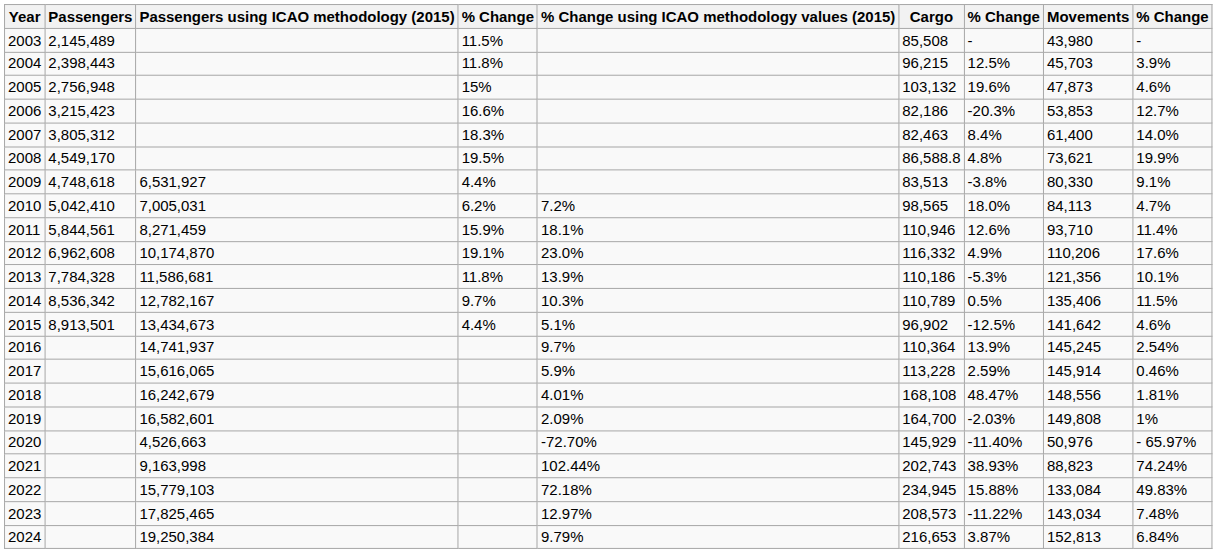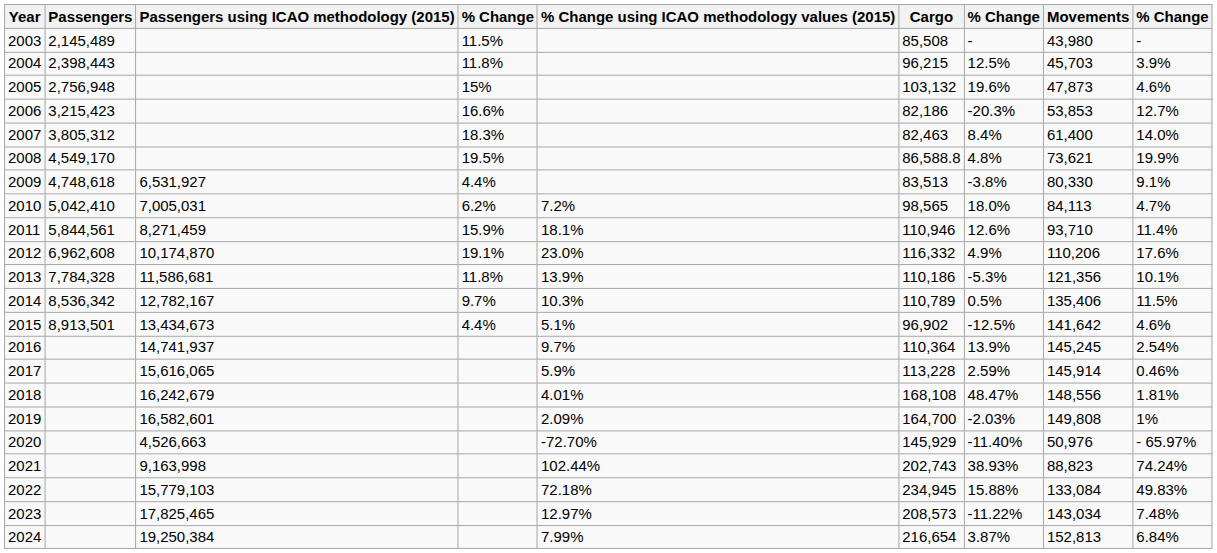(562, 537) 9.79% -> (562, 537) 7.99%
(929, 537) 216,653 -> (929, 537) 216,654
